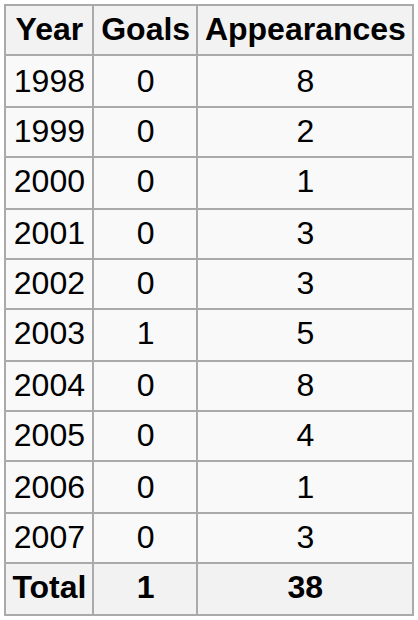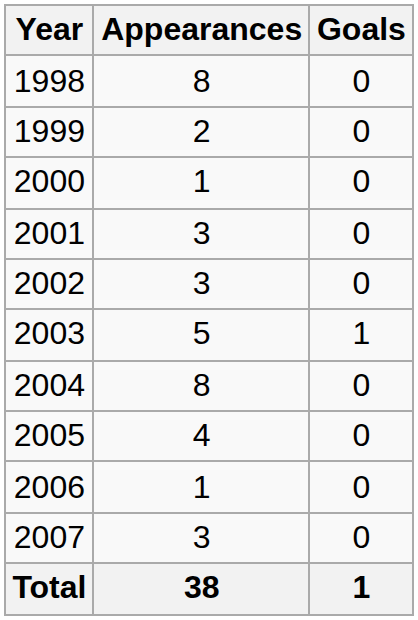columns swapped: (305, 29) <-> (146, 29)
